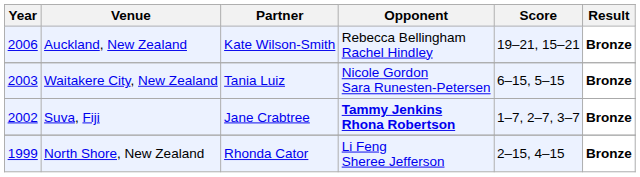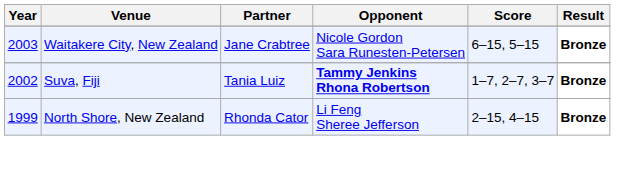- row: (116, 44)
(255, 81) Tania Luiz -> (267, 44) Jane Crabtree
(267, 117) Jane Crabtree -> (255, 81) Tania Luiz
